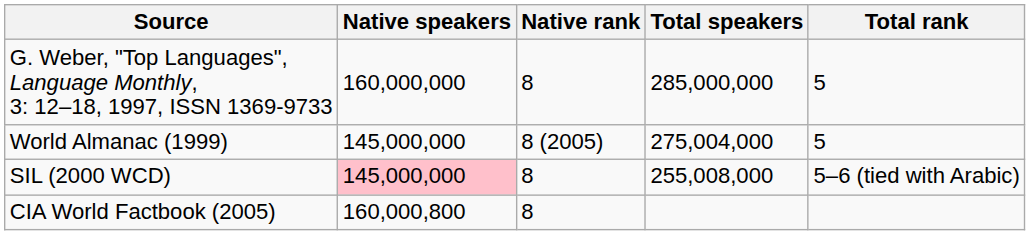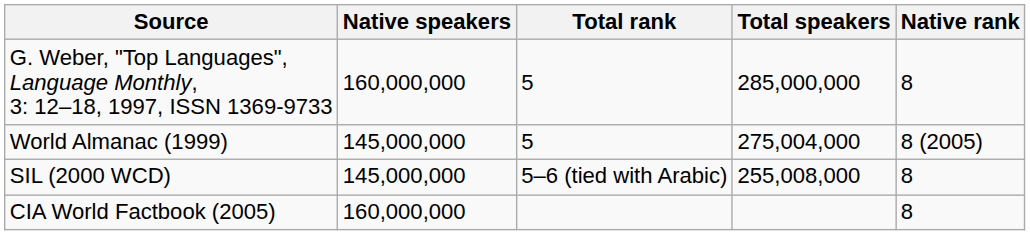columns swapped: (581, 22) <-> (917, 22)
(404, 176) pink background -> (404, 176) no background
(404, 211) 160,000,800 -> (404, 211) 160,000,000
